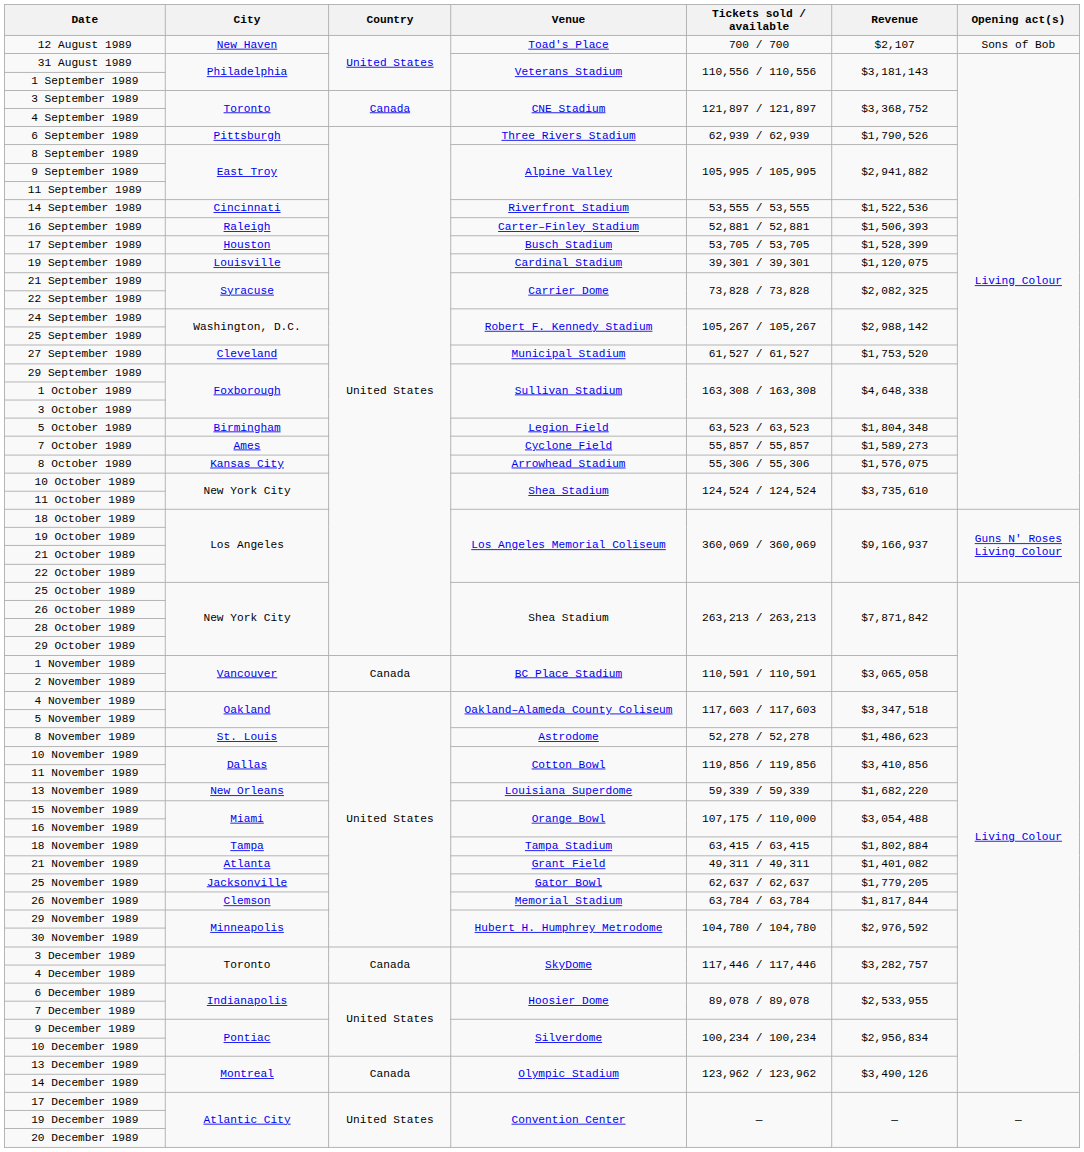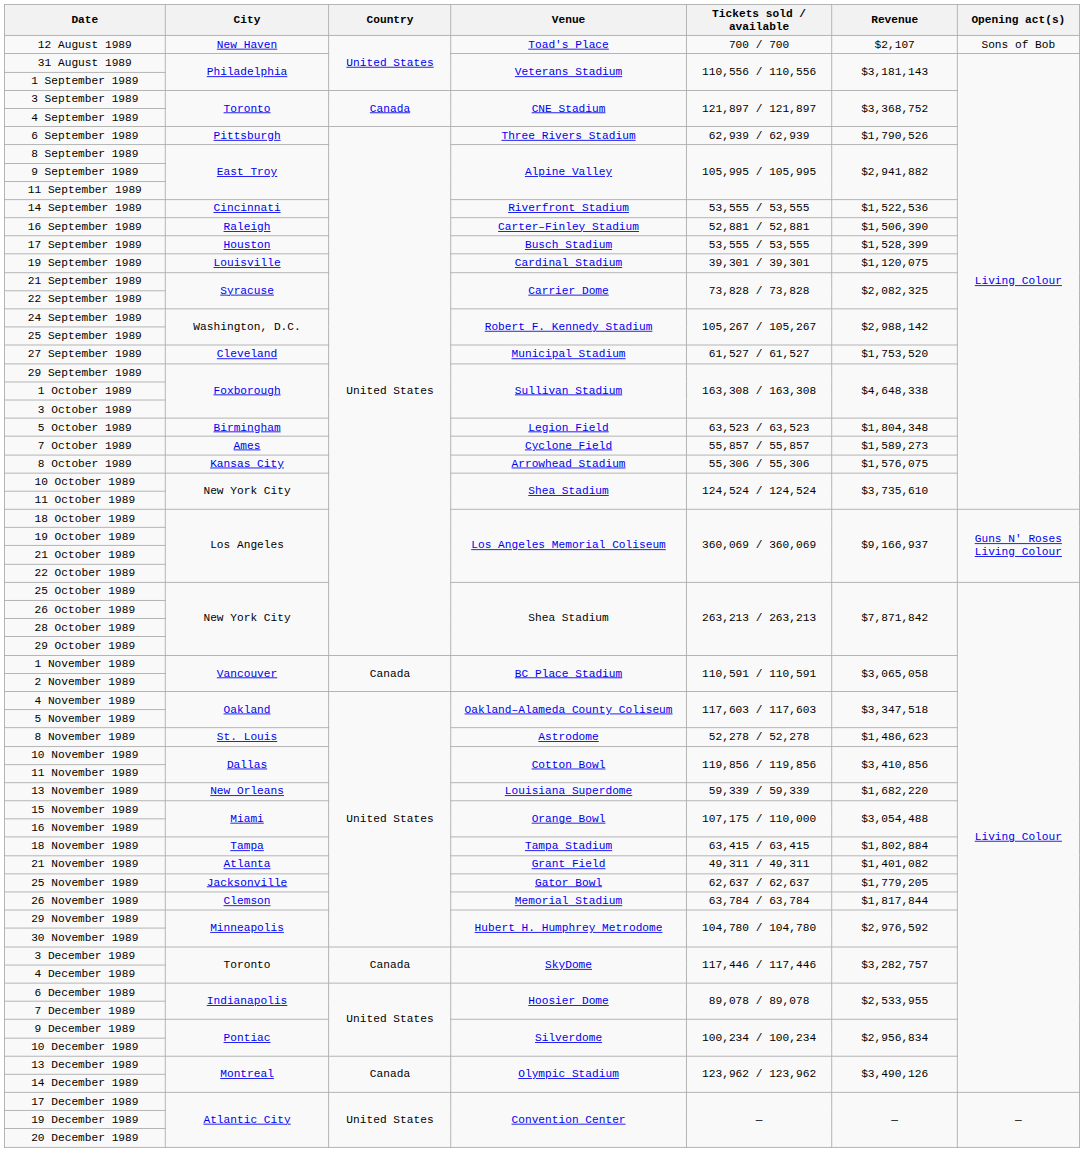(895, 227) $1,506,393 -> (895, 227) $1,506,390
(759, 245) 53,705 / 53,705 -> (759, 245) 53,555 / 53,555
